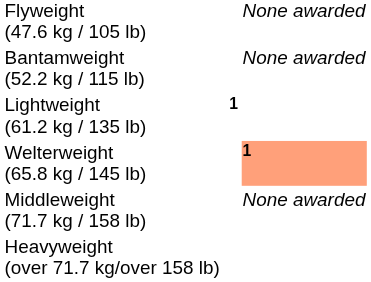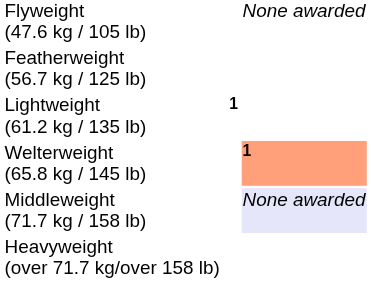- row: (75, 68)
+ row: (75, 68)
(304, 199) no background -> (304, 199) lavender background
